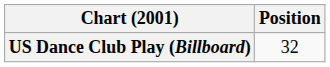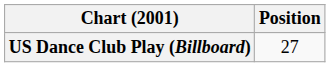(290, 47) 32 -> (290, 47) 27
